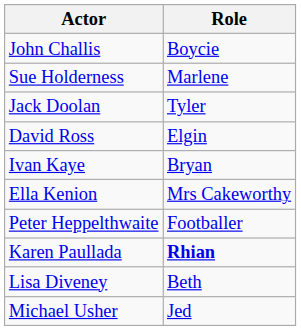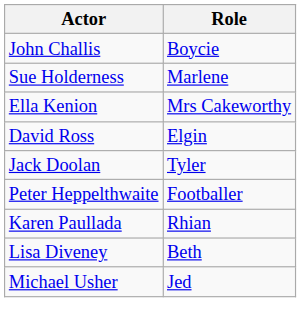rows swapped: (55, 106) <-> (53, 194)
- row: (47, 164)
(191, 252) bold -> (189, 223) normal
